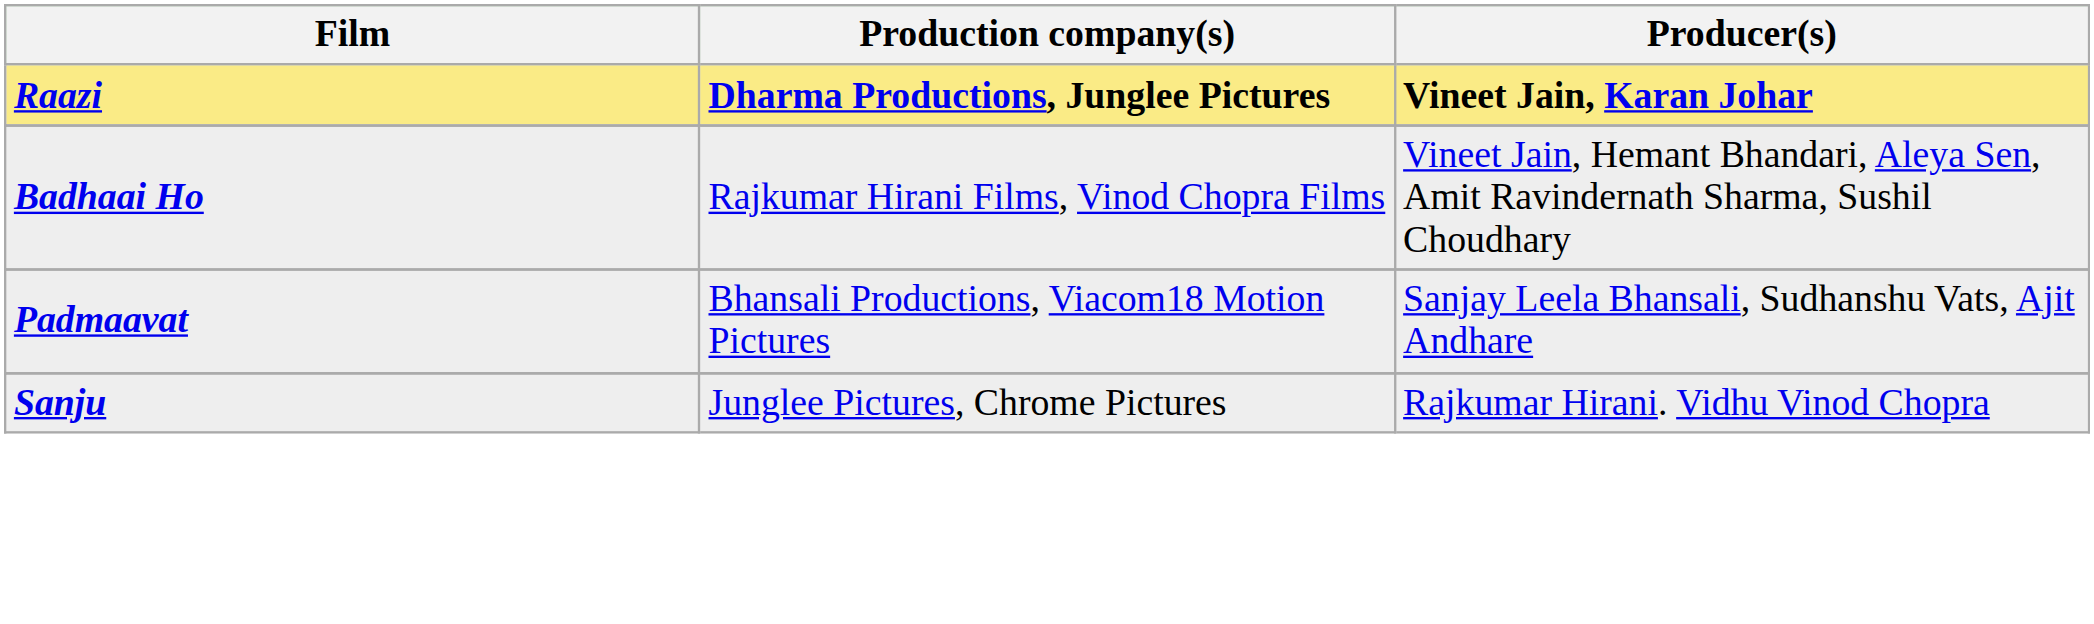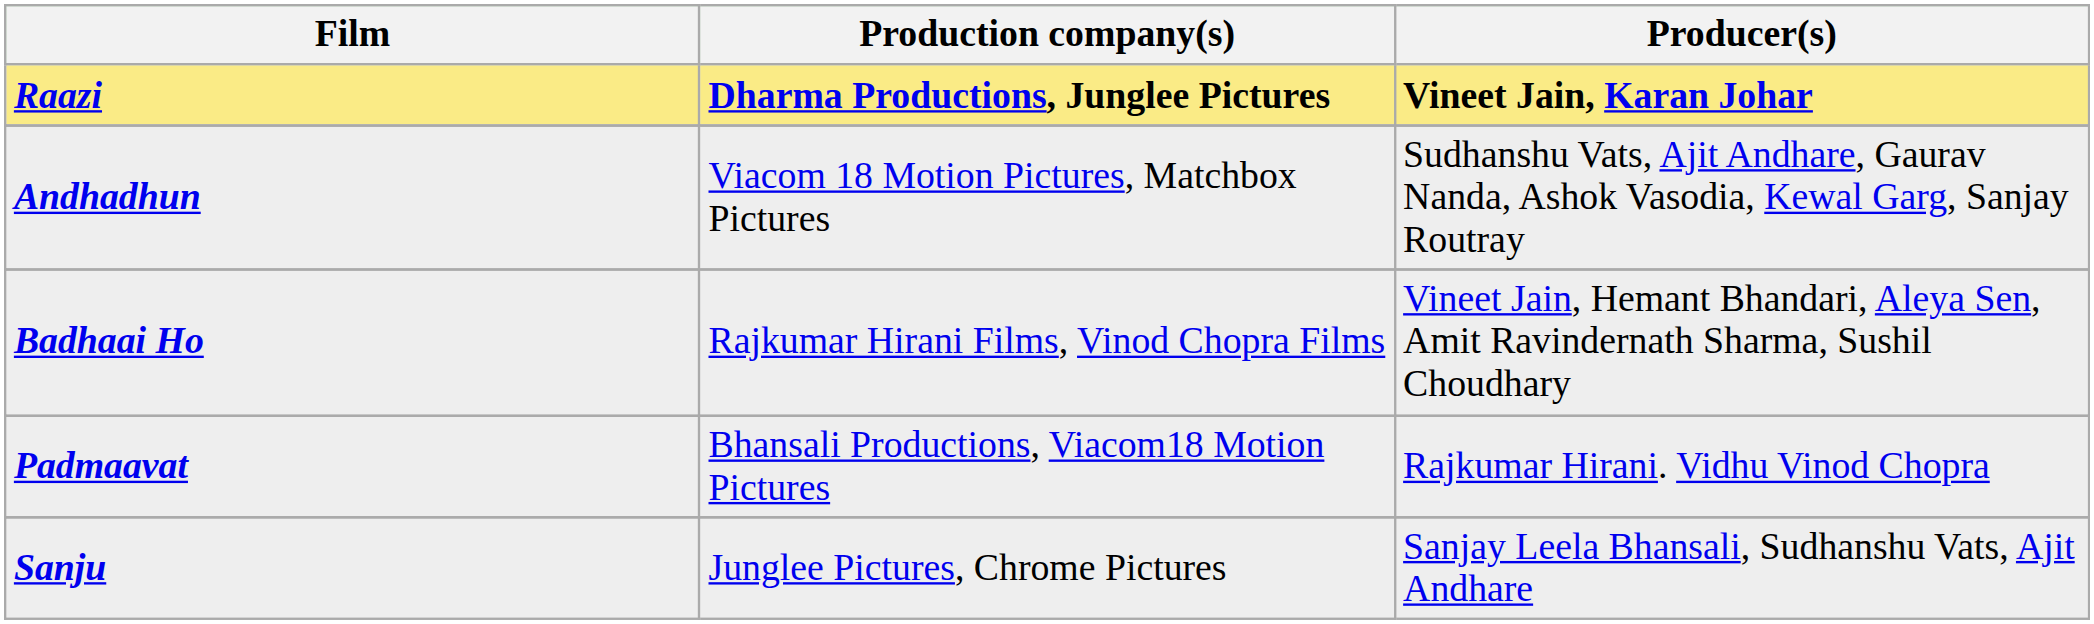+ row: (107, 196)
(1739, 320) Sanjay Leela Bhansali, Sudhanshu Vats, Ajit Andhare -> (1696, 465) Rajkumar Hirani. Vidhu Vinod Chopra
(1696, 401) Rajkumar Hirani. Vidhu Vinod Chopra -> (1739, 567) Sanjay Leela Bhansali, Sudhanshu Vats, Ajit Andhare
